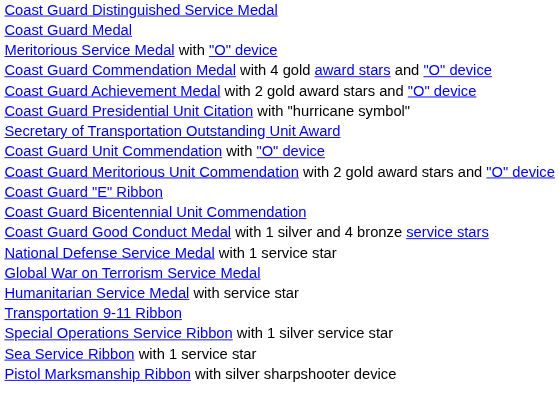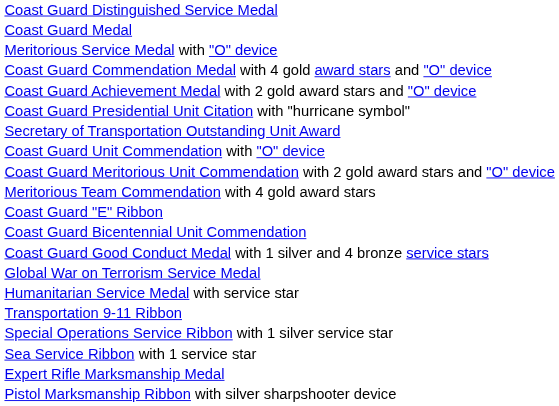+ row: (190, 192)
- row: (171, 252)
+ row: (114, 374)
